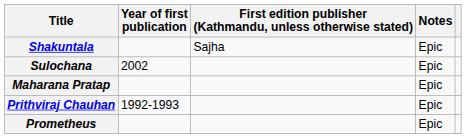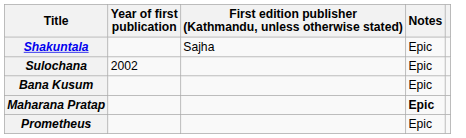+ row: (56, 85)
(430, 85) normal -> (421, 104) bold
- row: (61, 104)
